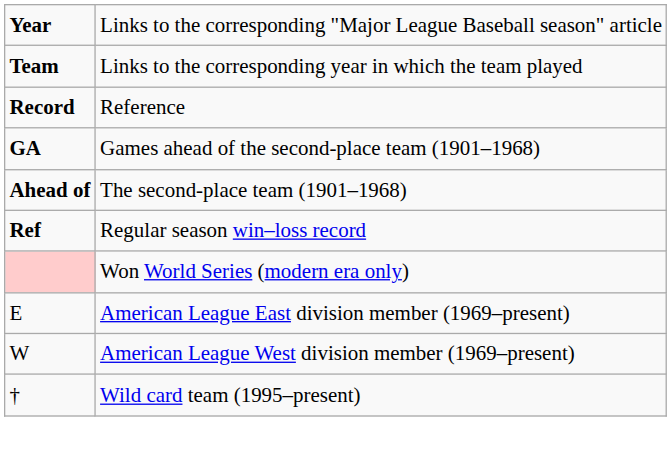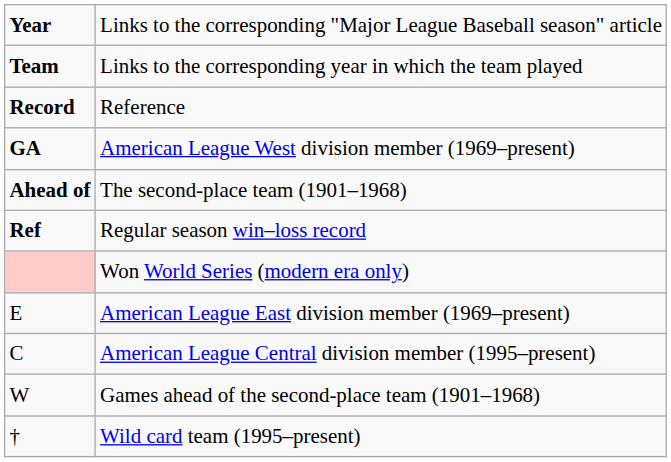(320, 148) Games ahead of the second-place team (1901–1968) -> (337, 148) American League West division member (1969–present)
+ row: (16, 353)
(337, 353) American League West division member (1969–present) -> (320, 394) Games ahead of the second-place team (1901–1968)
